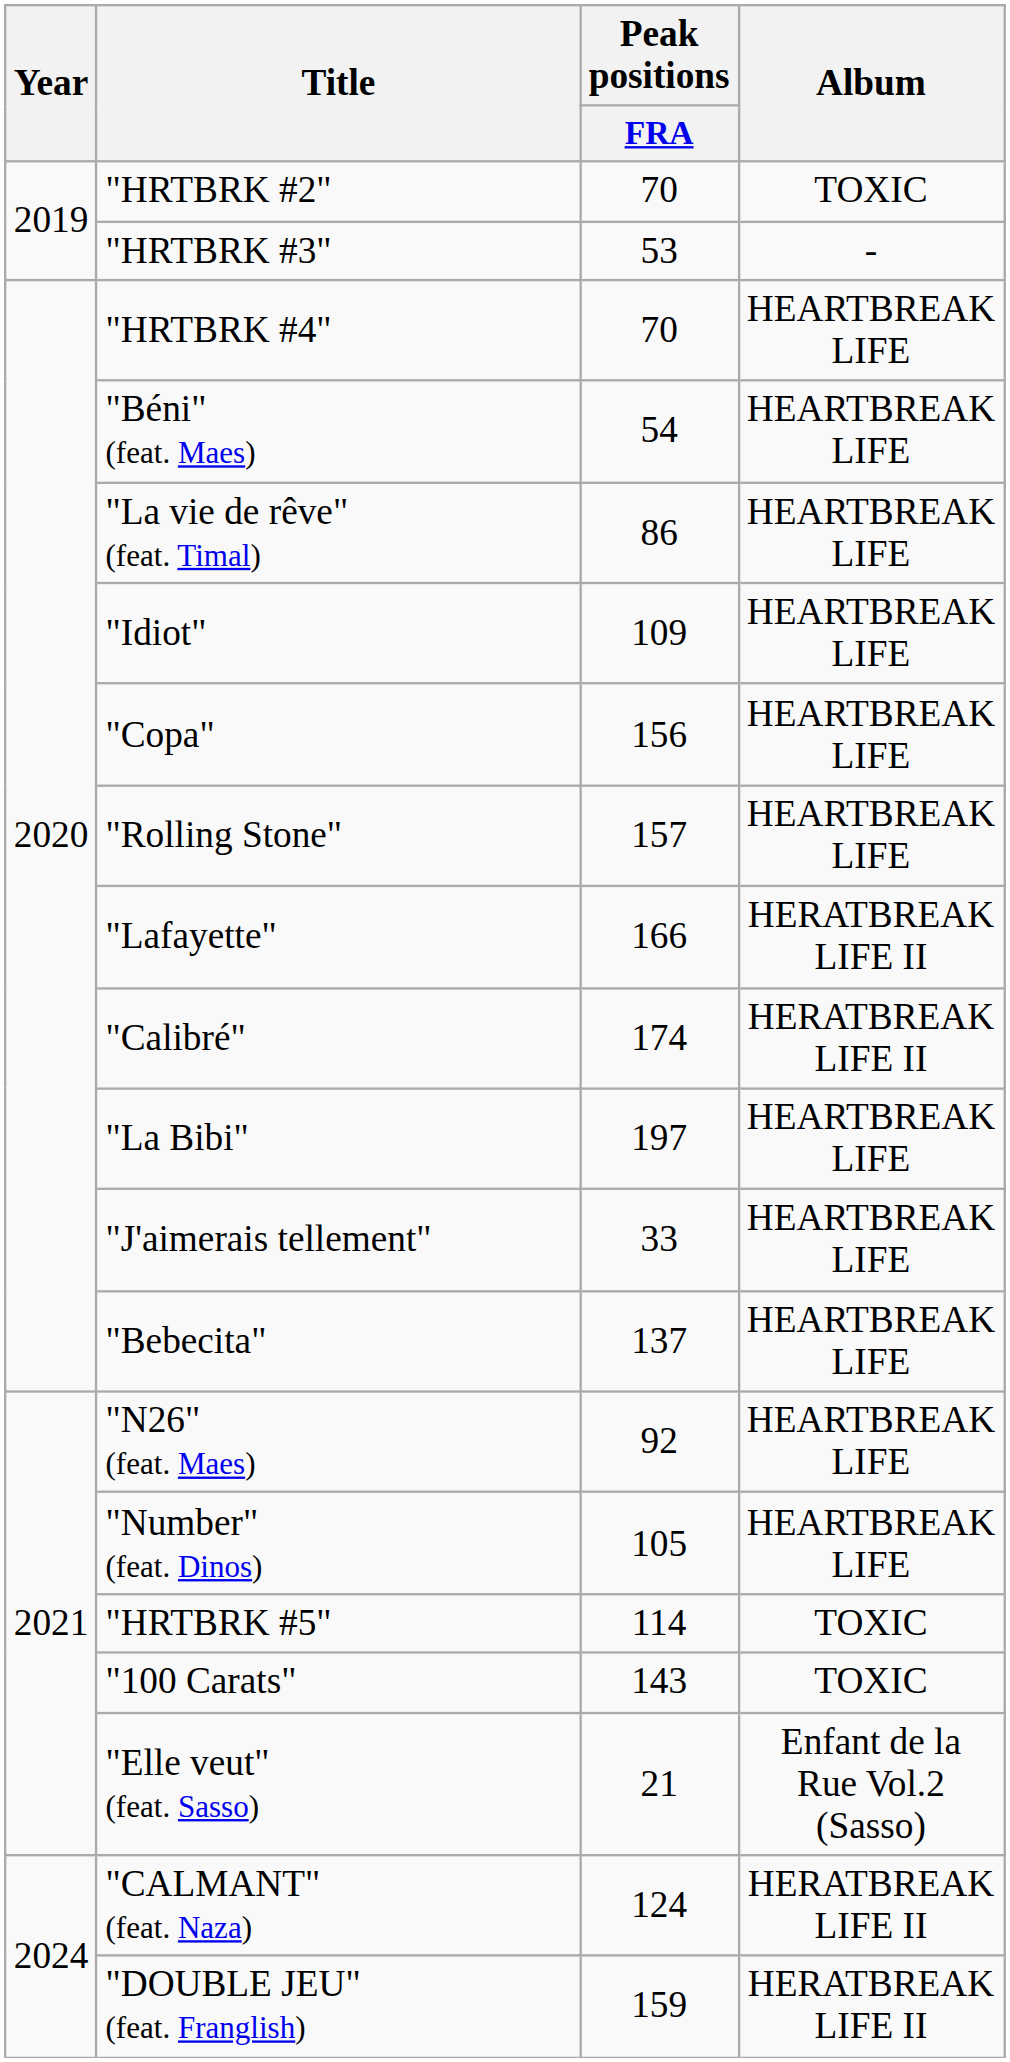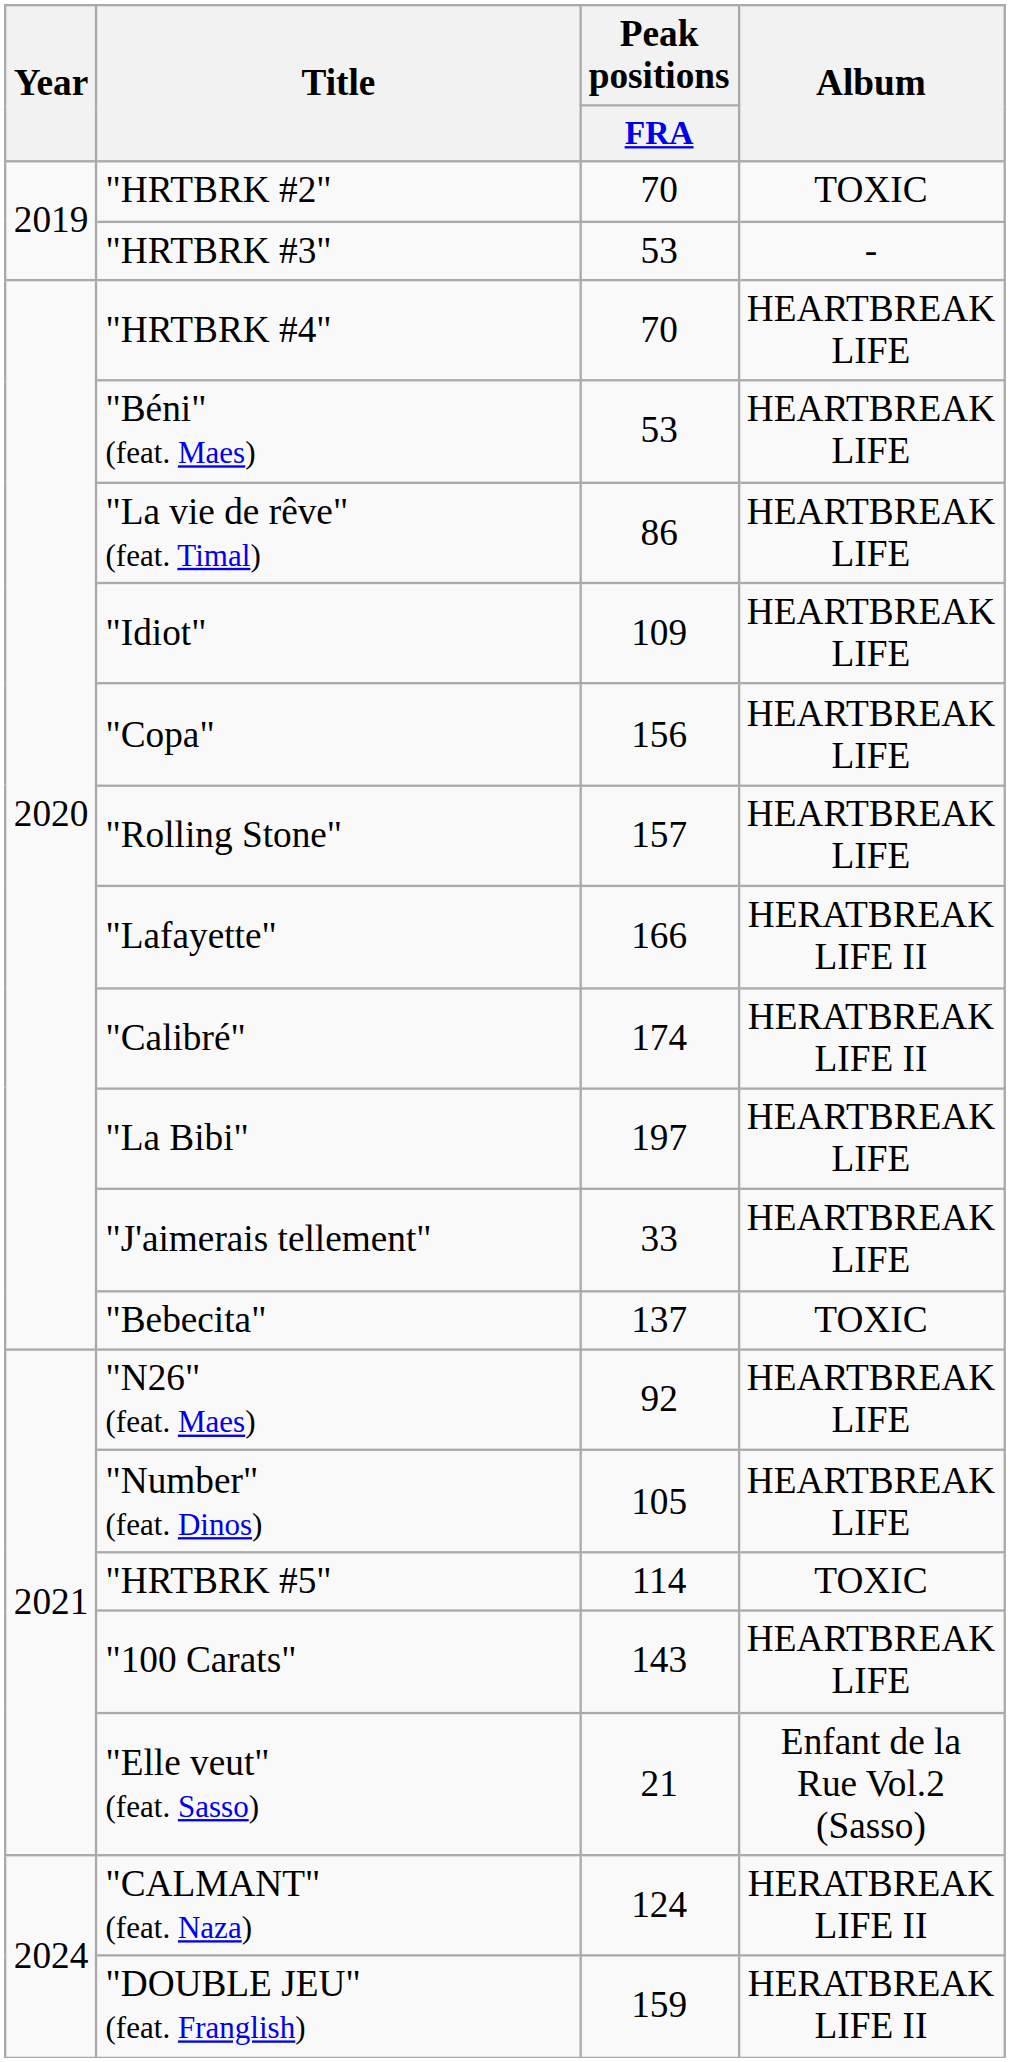(659, 430) 54 -> (659, 430) 53
(871, 1340) HEARTBREAK LIFE -> (871, 1319) TOXIC
(871, 1681) TOXIC -> (871, 1660) HEARTBREAK LIFE
